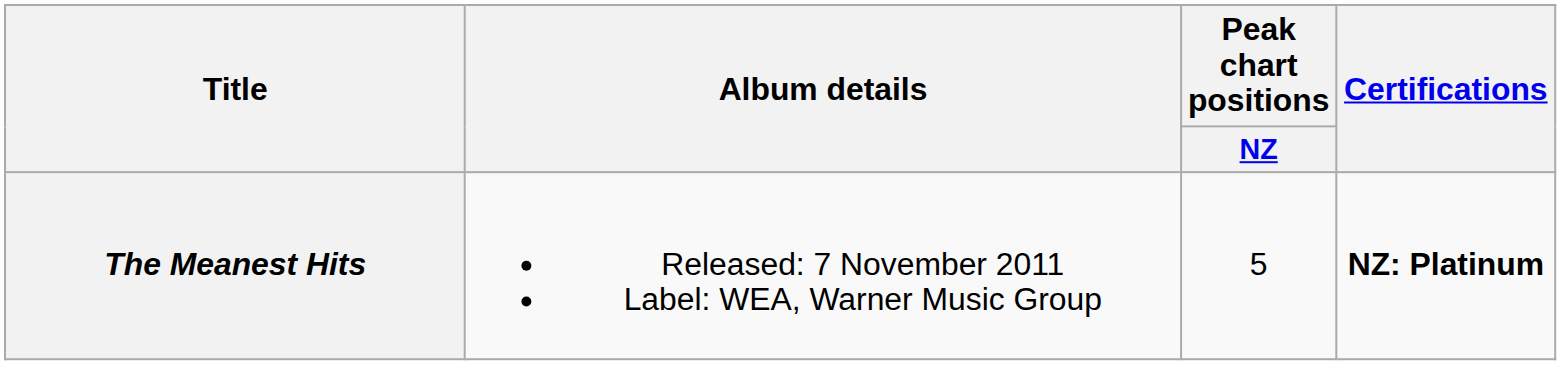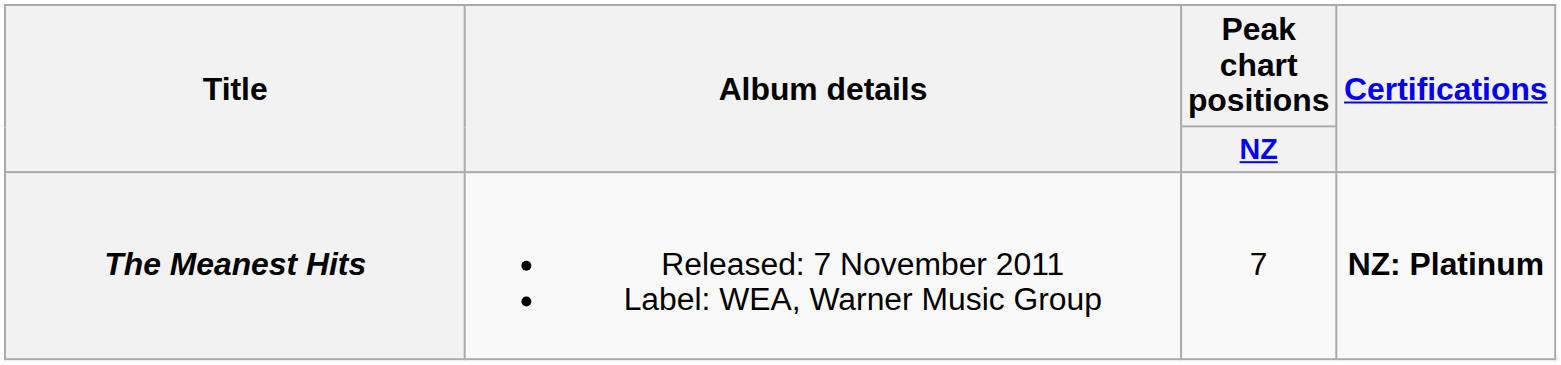(1259, 264) 5 -> (1259, 264) 7
